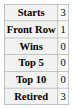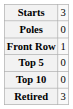+ row: (31, 29)
- row: (31, 46)
